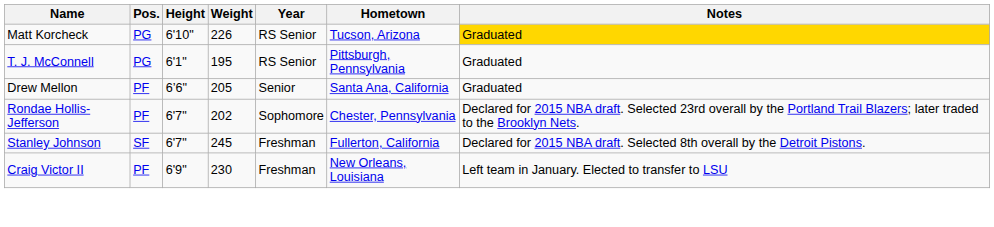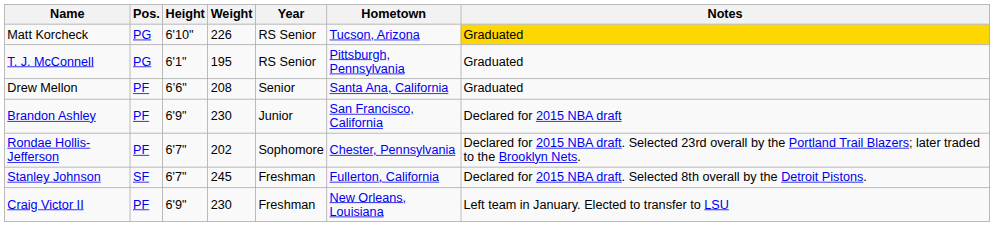(221, 88) 205 -> (221, 88) 208
+ row: (52, 116)
